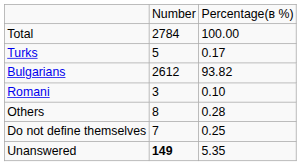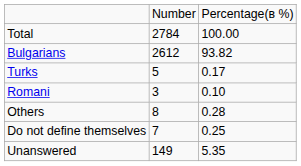rows swapped: (36, 72) <-> (22, 53)
(162, 151) bold -> (162, 151) normal
